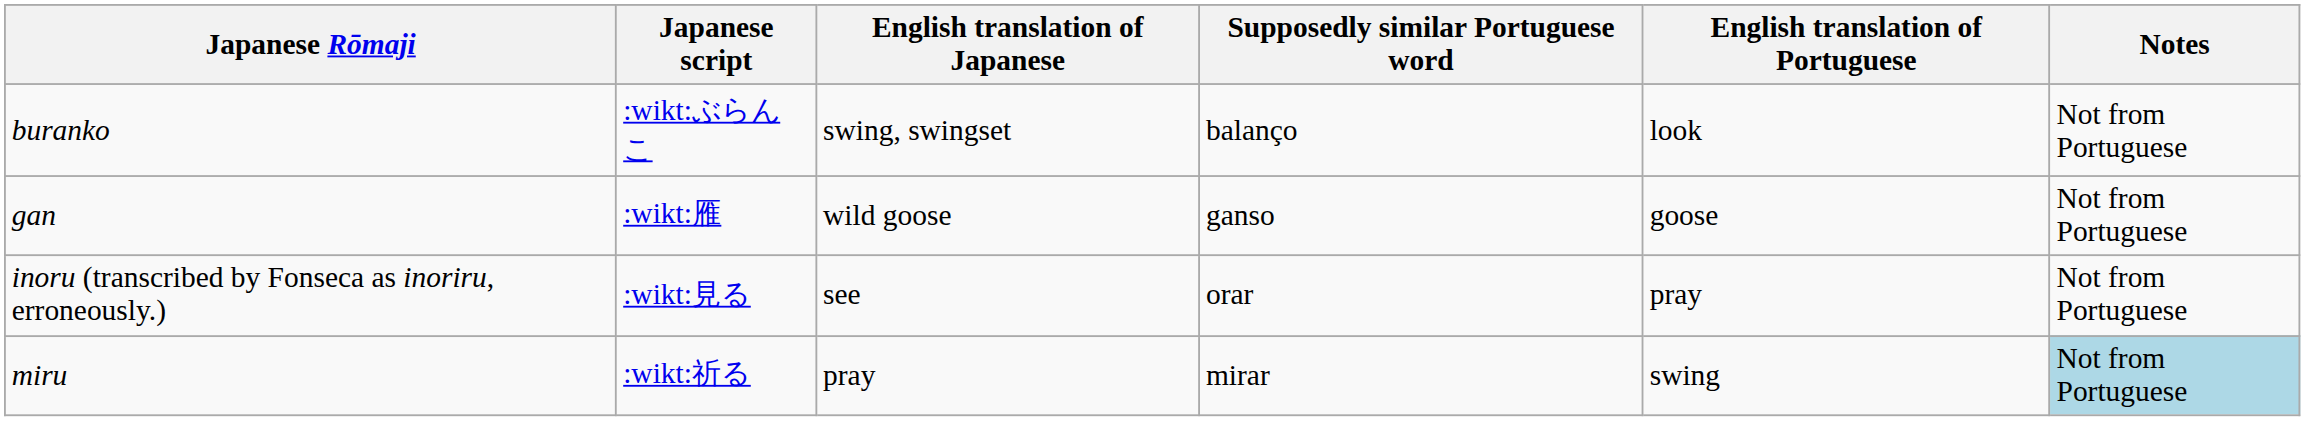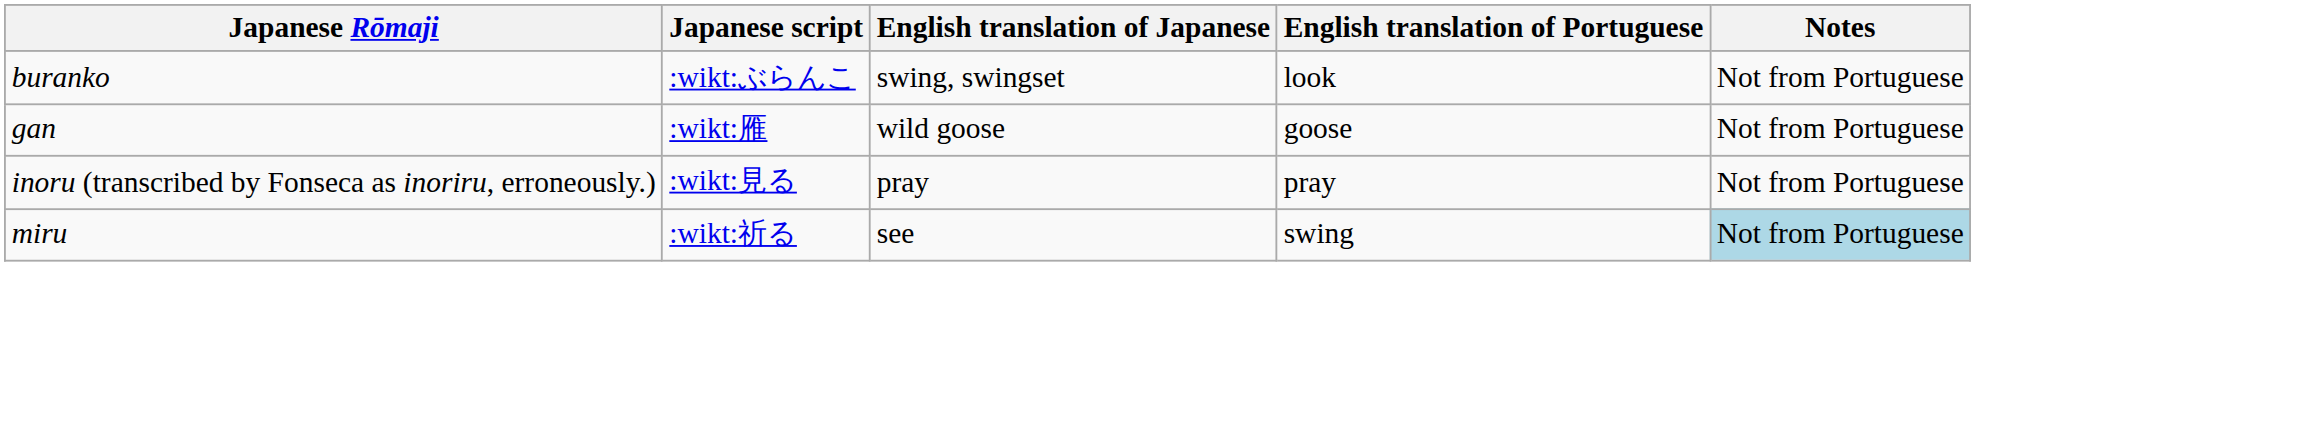- column: (1421, 44)
(842, 294) see -> (903, 181) pray
(849, 374) pray -> (895, 233) see
